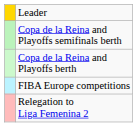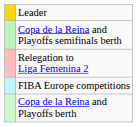rows swapped: (62, 63) <-> (53, 107)
